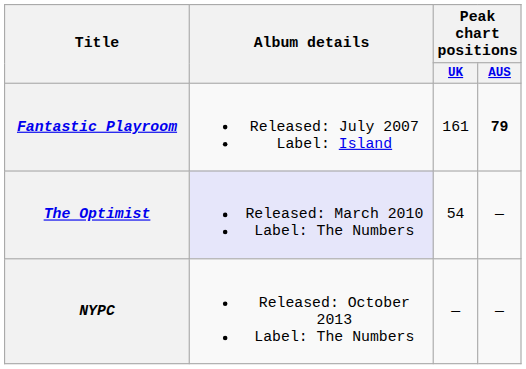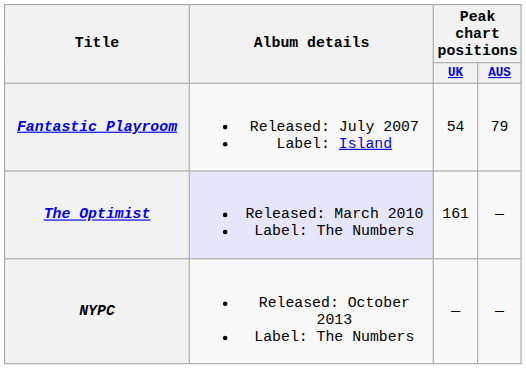(456, 127) 161 -> (456, 127) 54
(500, 127) bold -> (500, 127) normal
(456, 215) 54 -> (456, 215) 161
